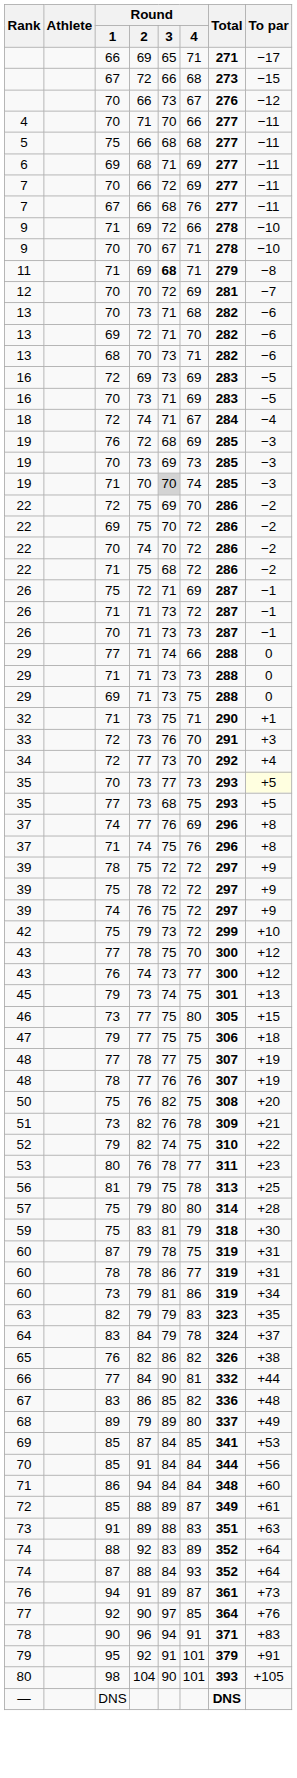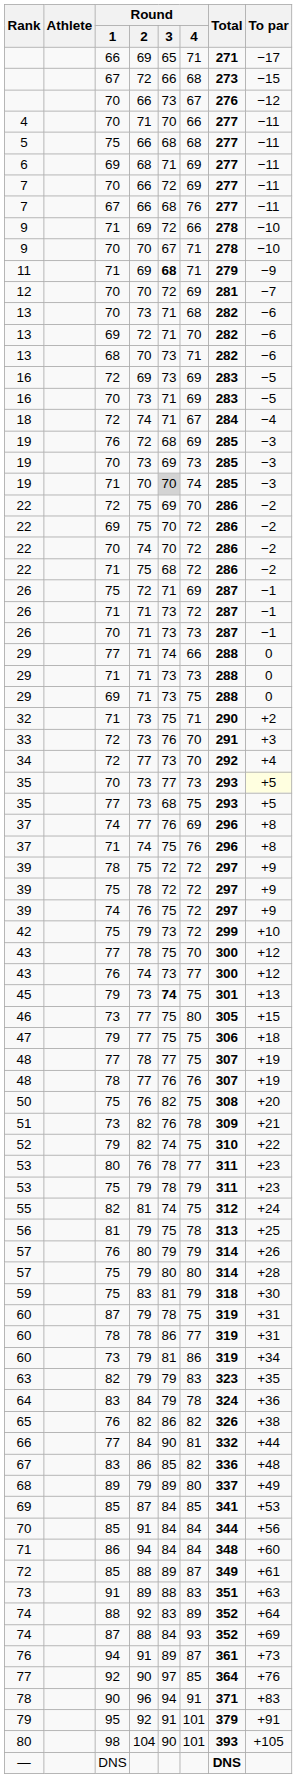(269, 270) −8 -> (269, 270) −9
(269, 718) +1 -> (269, 718) +2
(169, 995) normal -> (169, 995) bold
+ row: (24, 1187)
+ row: (24, 1208)
+ row: (24, 1251)
(269, 1336) +37 -> (269, 1400) +36
(269, 1571) +64 -> (269, 1635) +69
